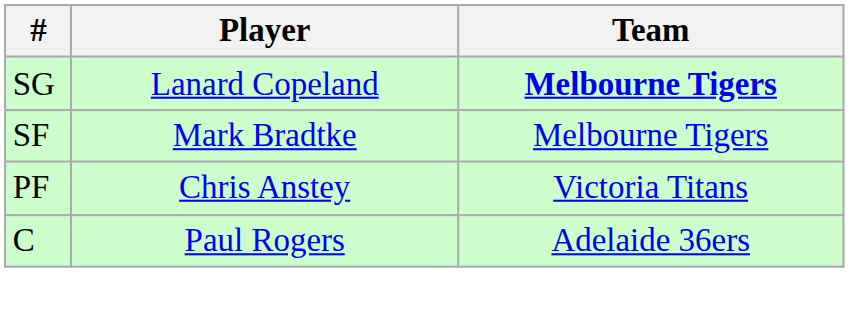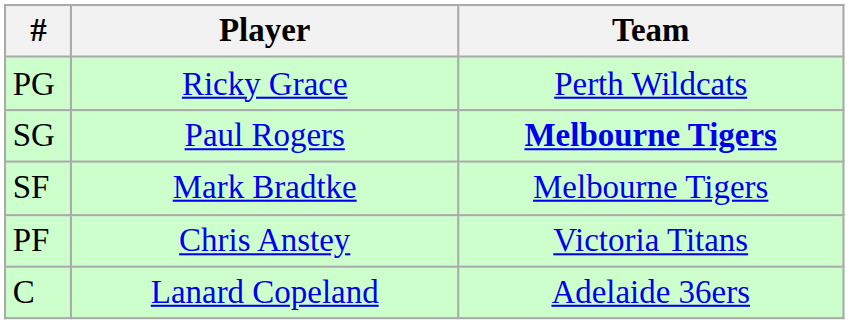+ row: (34, 82)
(265, 82) Lanard Copeland -> (265, 135) Paul Rogers
(265, 239) Paul Rogers -> (265, 291) Lanard Copeland
